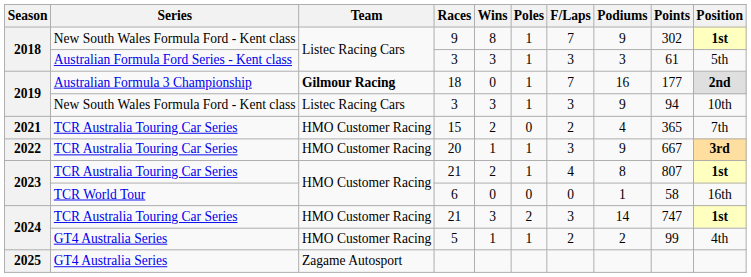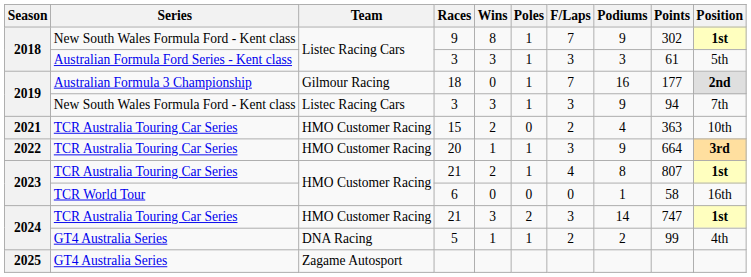(349, 83) bold -> (346, 83) normal
(720, 105) 10th -> (720, 105) 7th
(672, 127) 365 -> (672, 127) 363
(720, 127) 7th -> (720, 127) 10th
(672, 150) 667 -> (672, 150) 664
(367, 239) HMO Customer Racing -> (337, 239) DNA Racing
